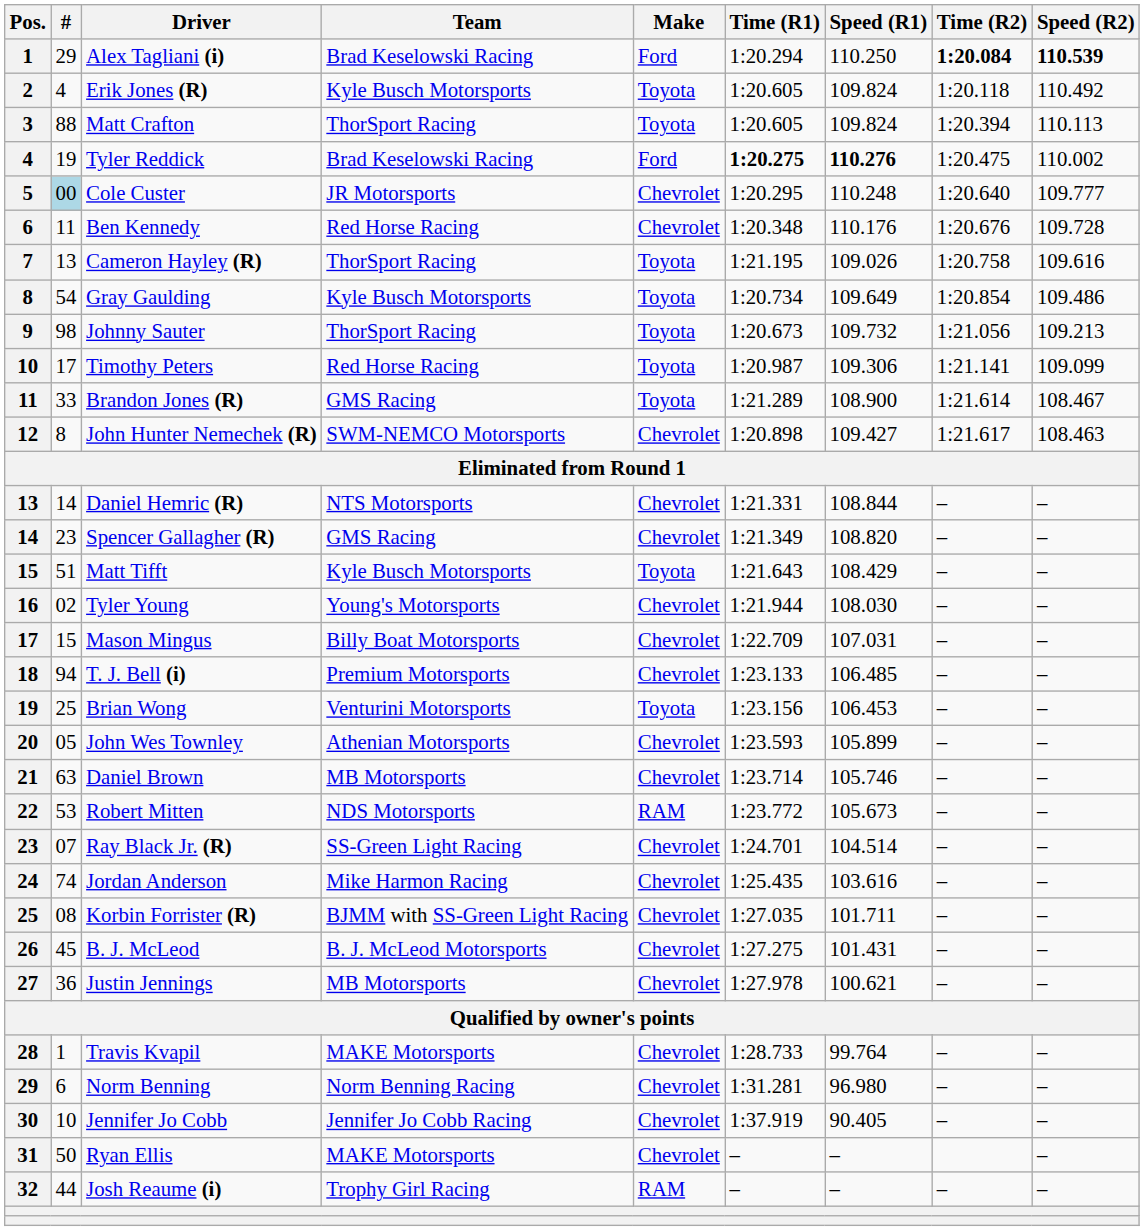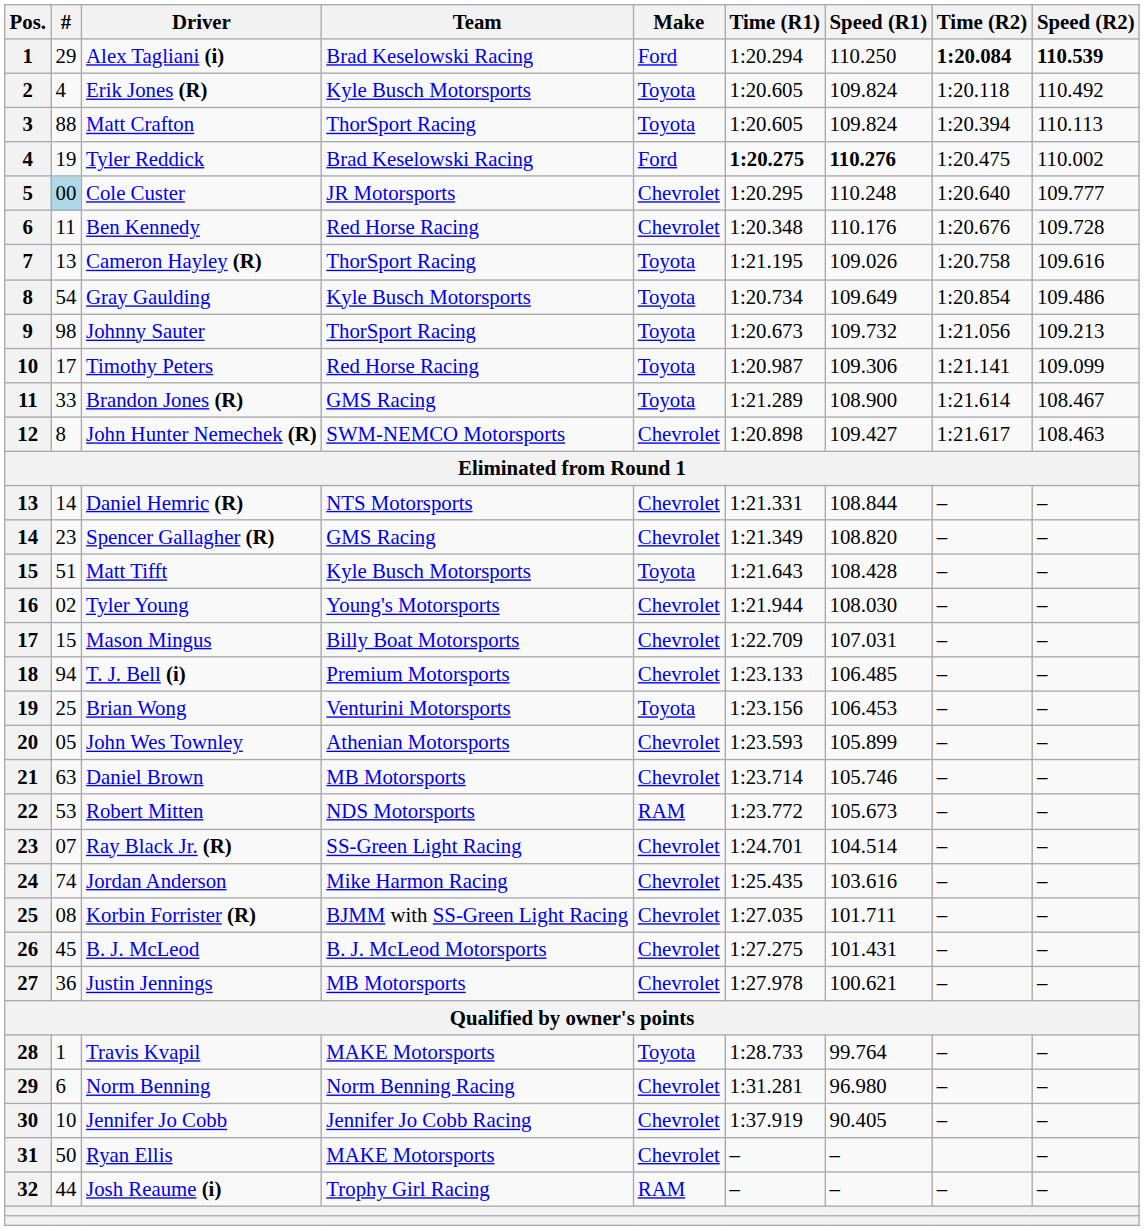(863, 571) 108.429 -> (863, 571) 108.428
(679, 1051) Chevrolet -> (667, 1051) Toyota
